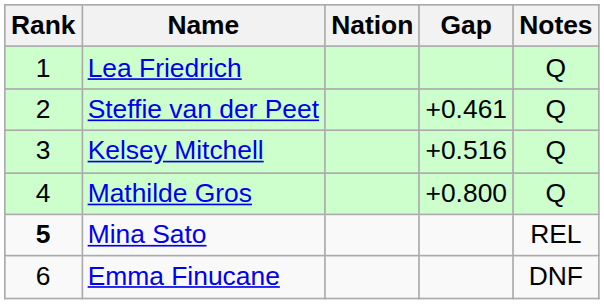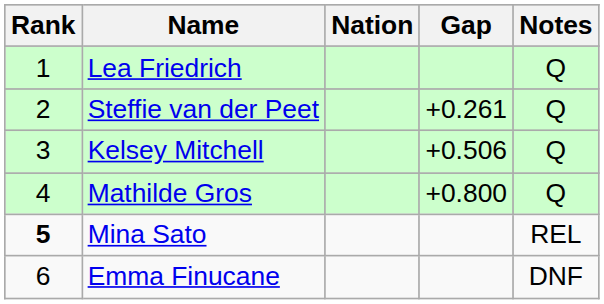(466, 109) +0.461 -> (466, 109) +0.261
(466, 151) +0.516 -> (466, 151) +0.506
